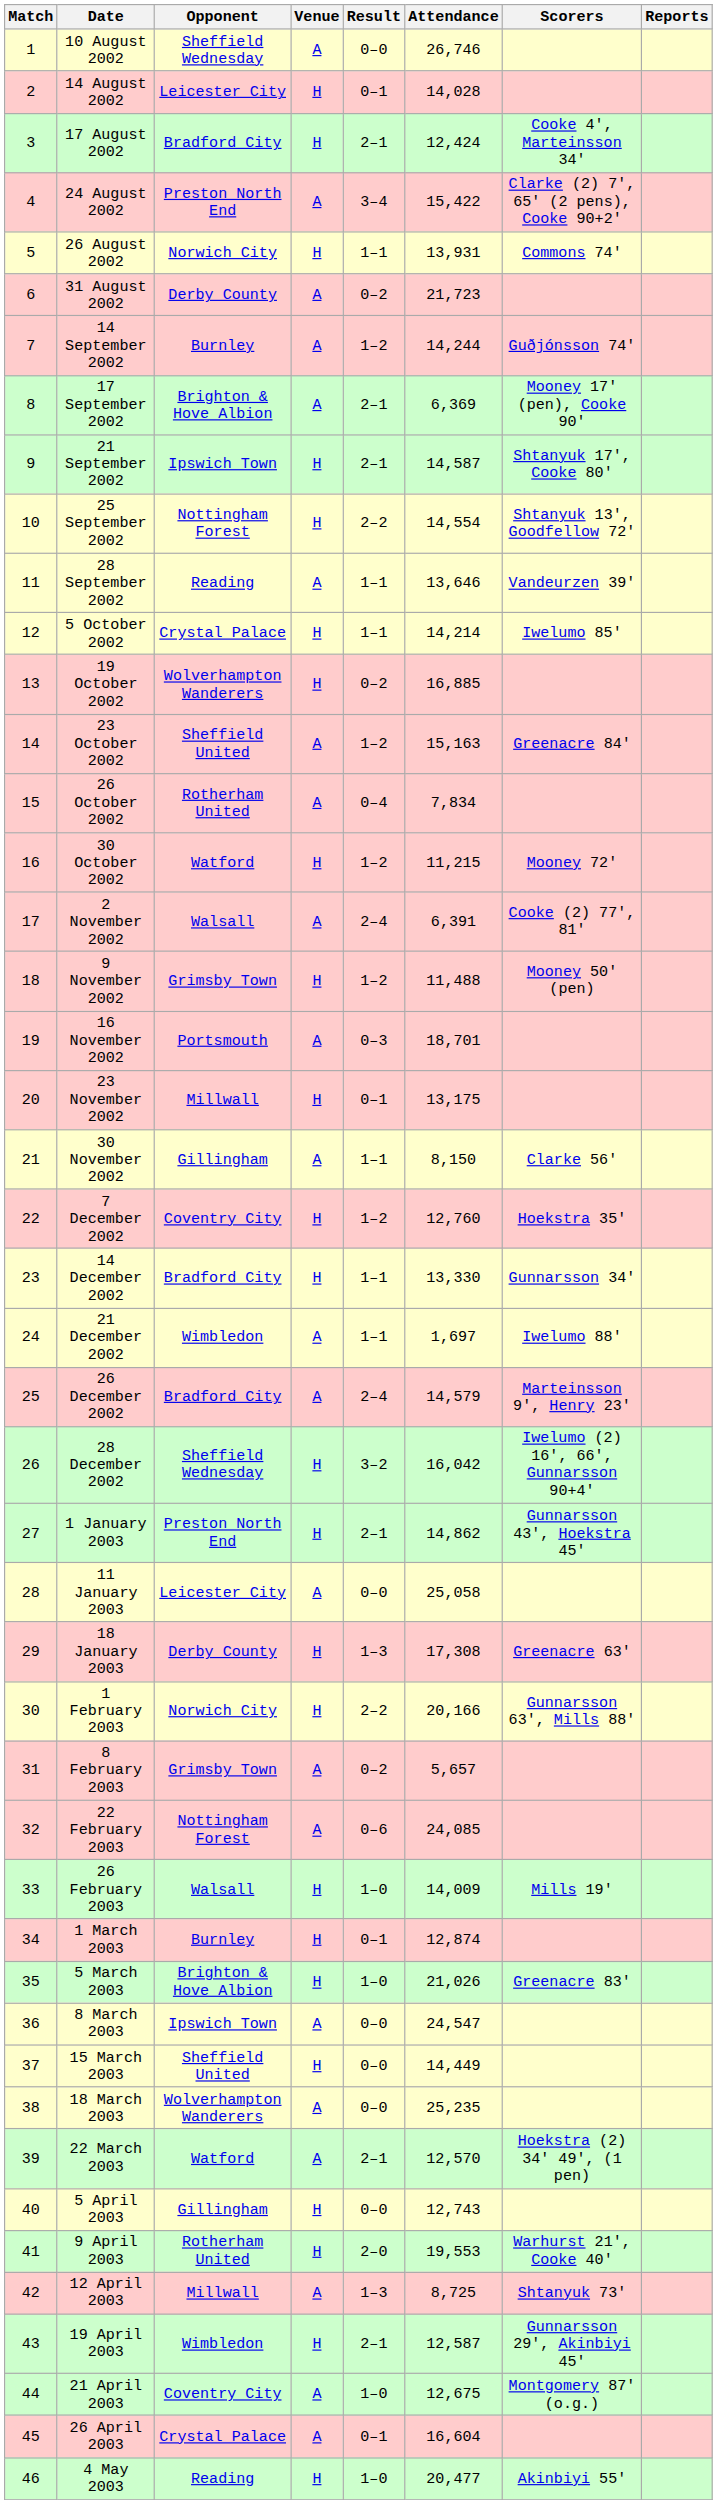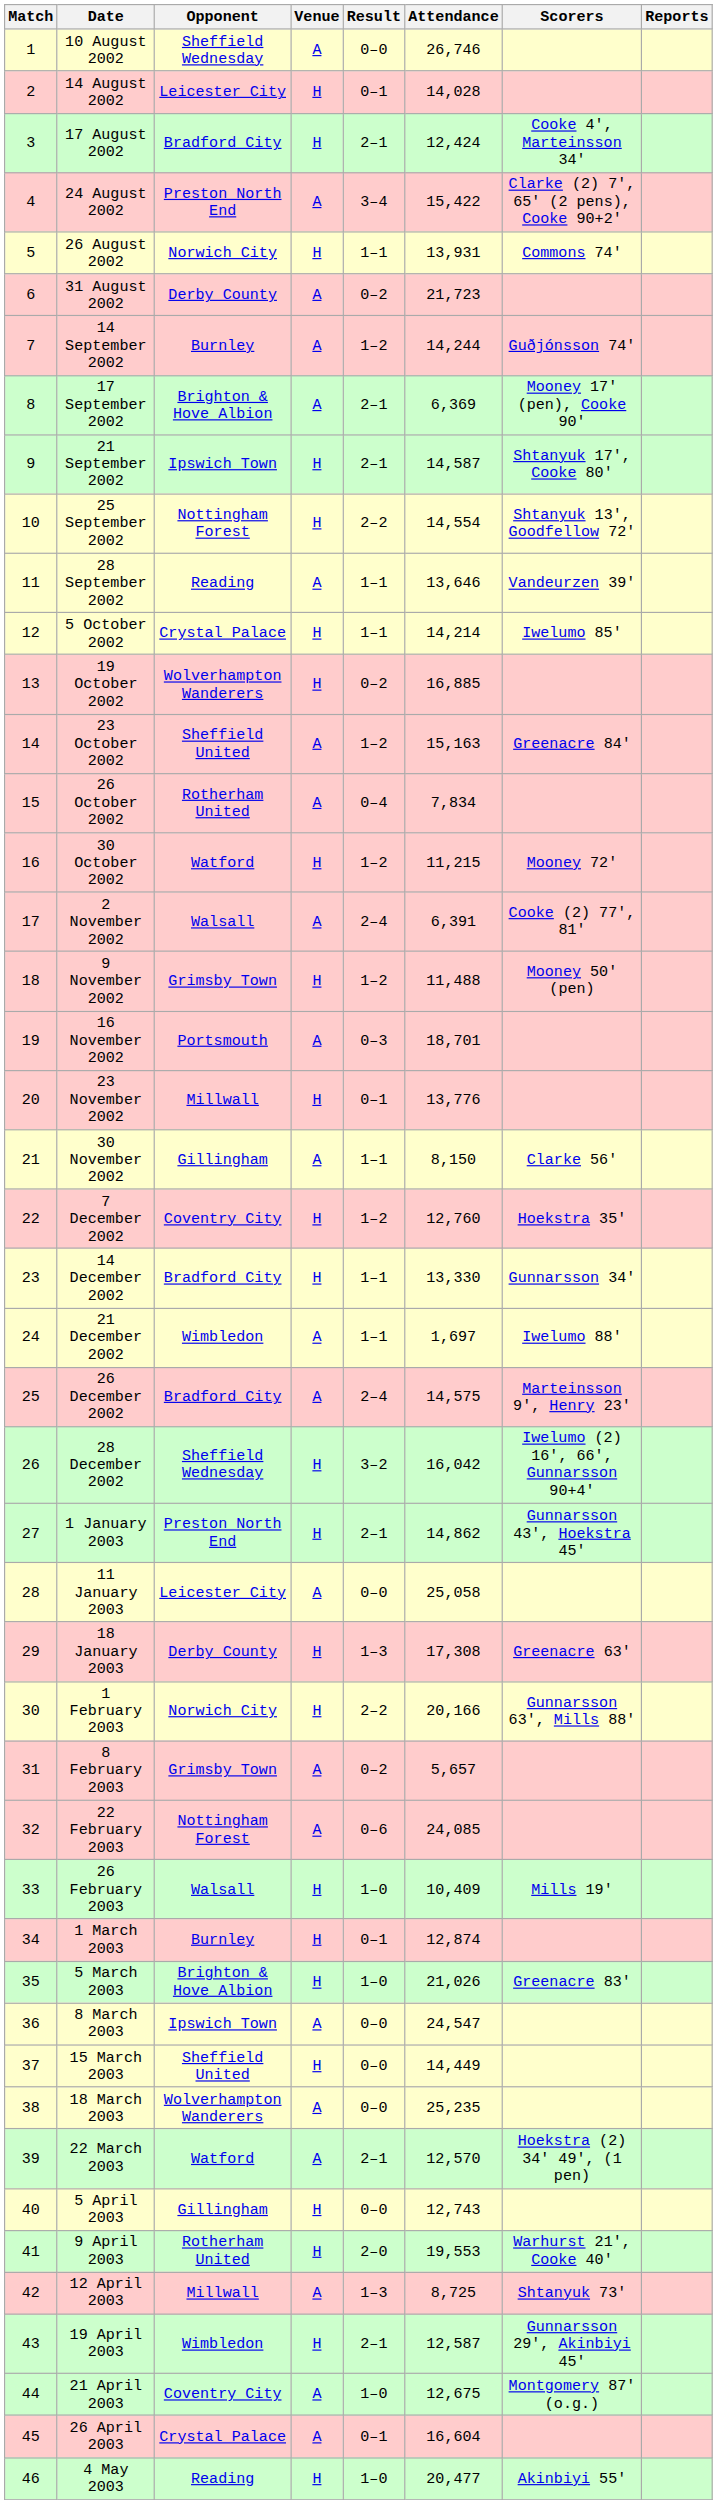(453, 1100) 13,175 -> (453, 1100) 13,776
(453, 1397) 14,579 -> (453, 1397) 14,575
(453, 1889) 14,009 -> (453, 1889) 10,409
